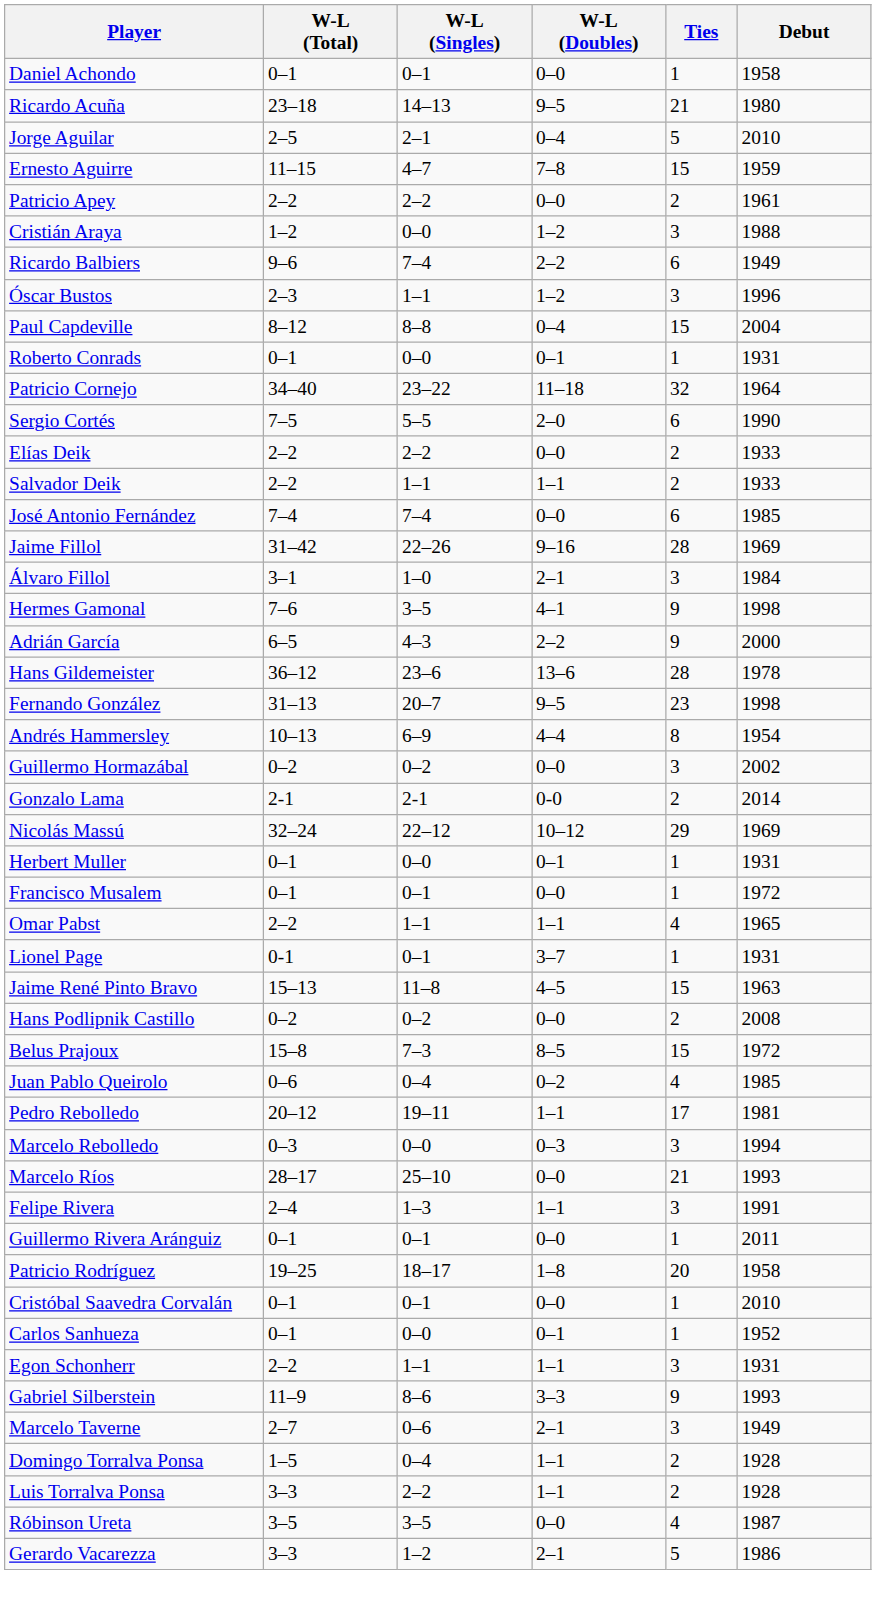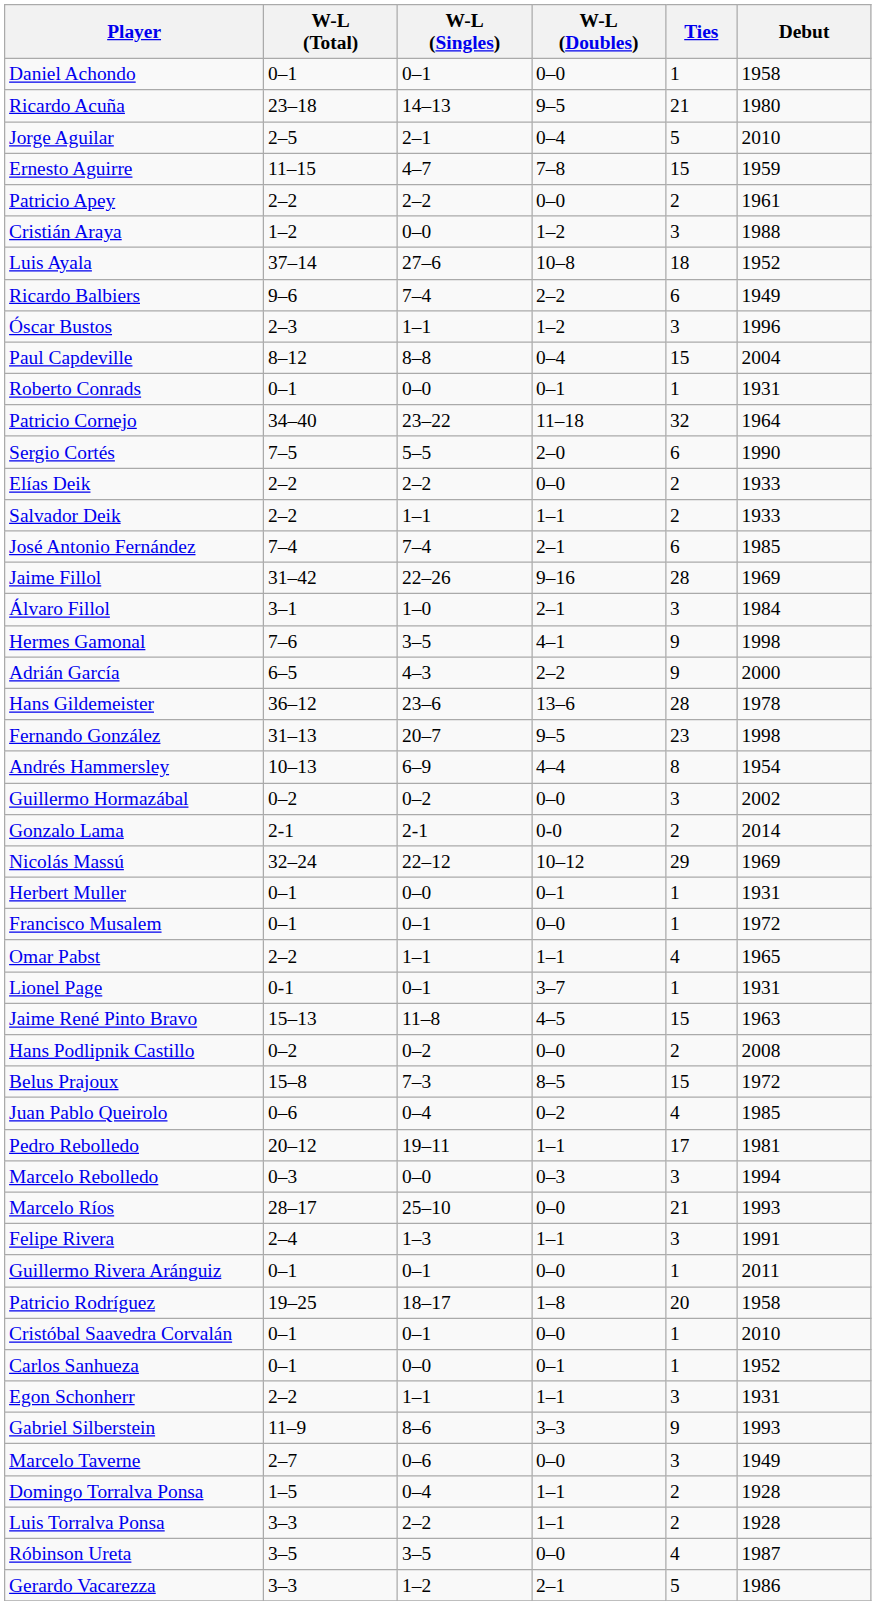+ row: (51, 262)
(551, 514) 0–0 -> (551, 546) 2–1
(551, 1427) 2–1 -> (551, 1459) 0–0
